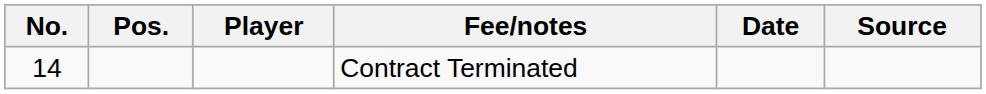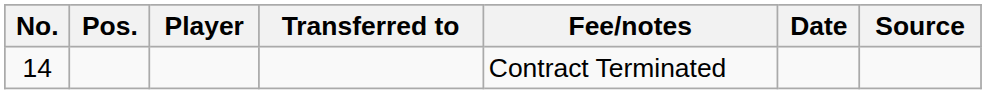+ column: (370, 26)
